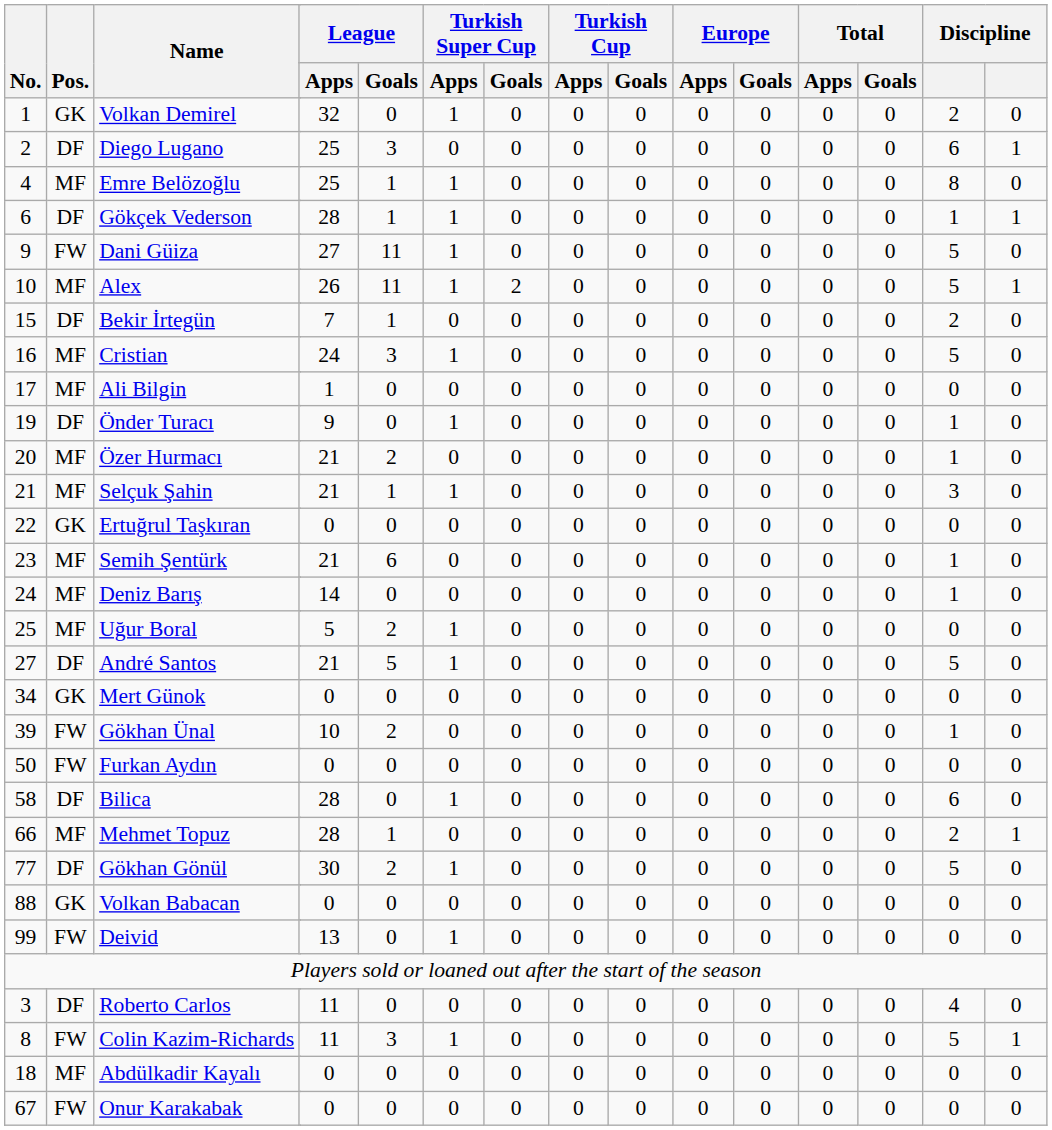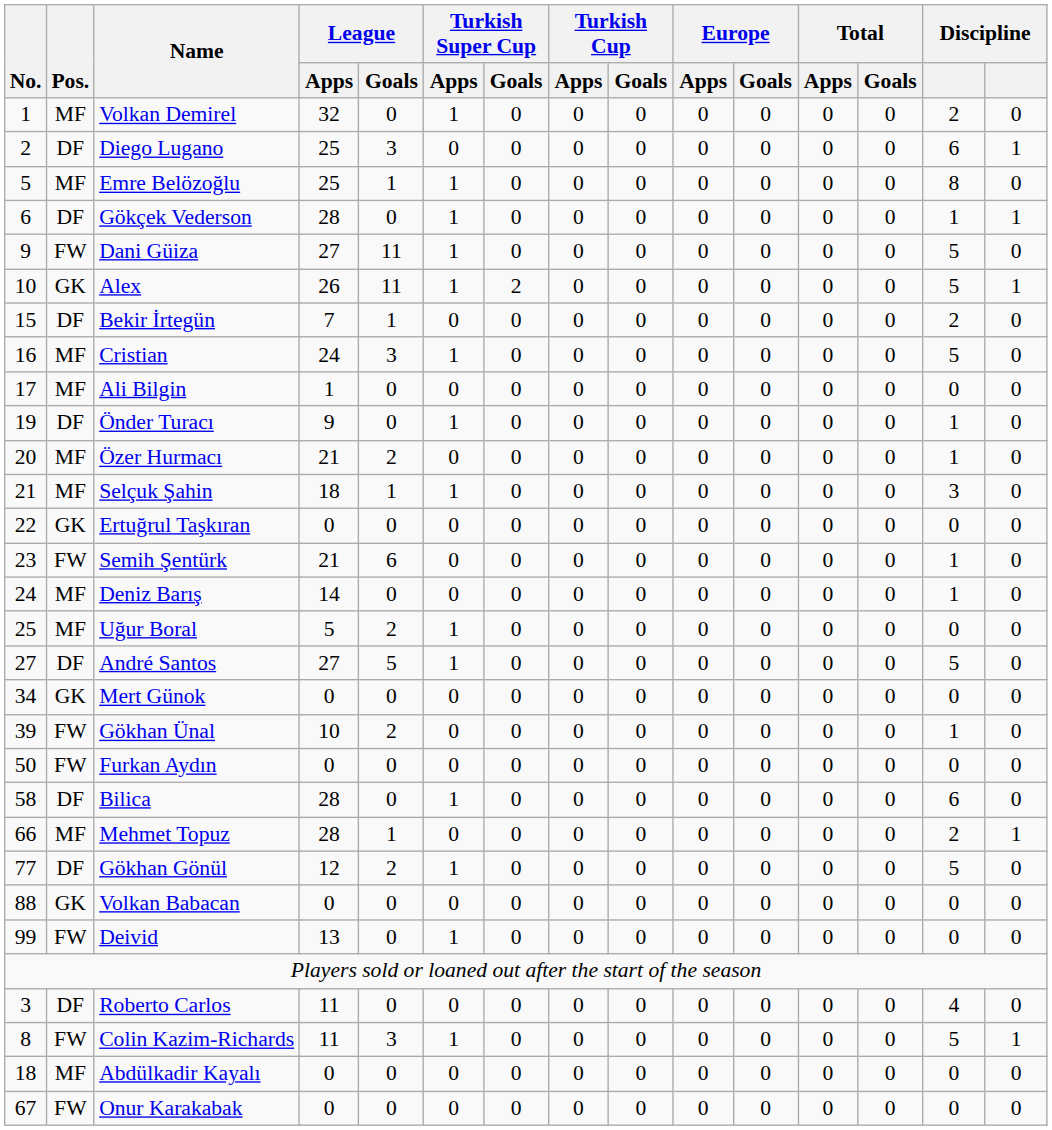(70, 114) GK -> (70, 114) MF
(26, 182) 4 -> (26, 182) 5
(391, 217) 1 -> (391, 217) 0
(70, 285) MF -> (70, 285) GK
(329, 491) 21 -> (329, 491) 18
(70, 559) MF -> (70, 559) FW
(329, 662) 21 -> (329, 662) 27
(329, 868) 30 -> (329, 868) 12
